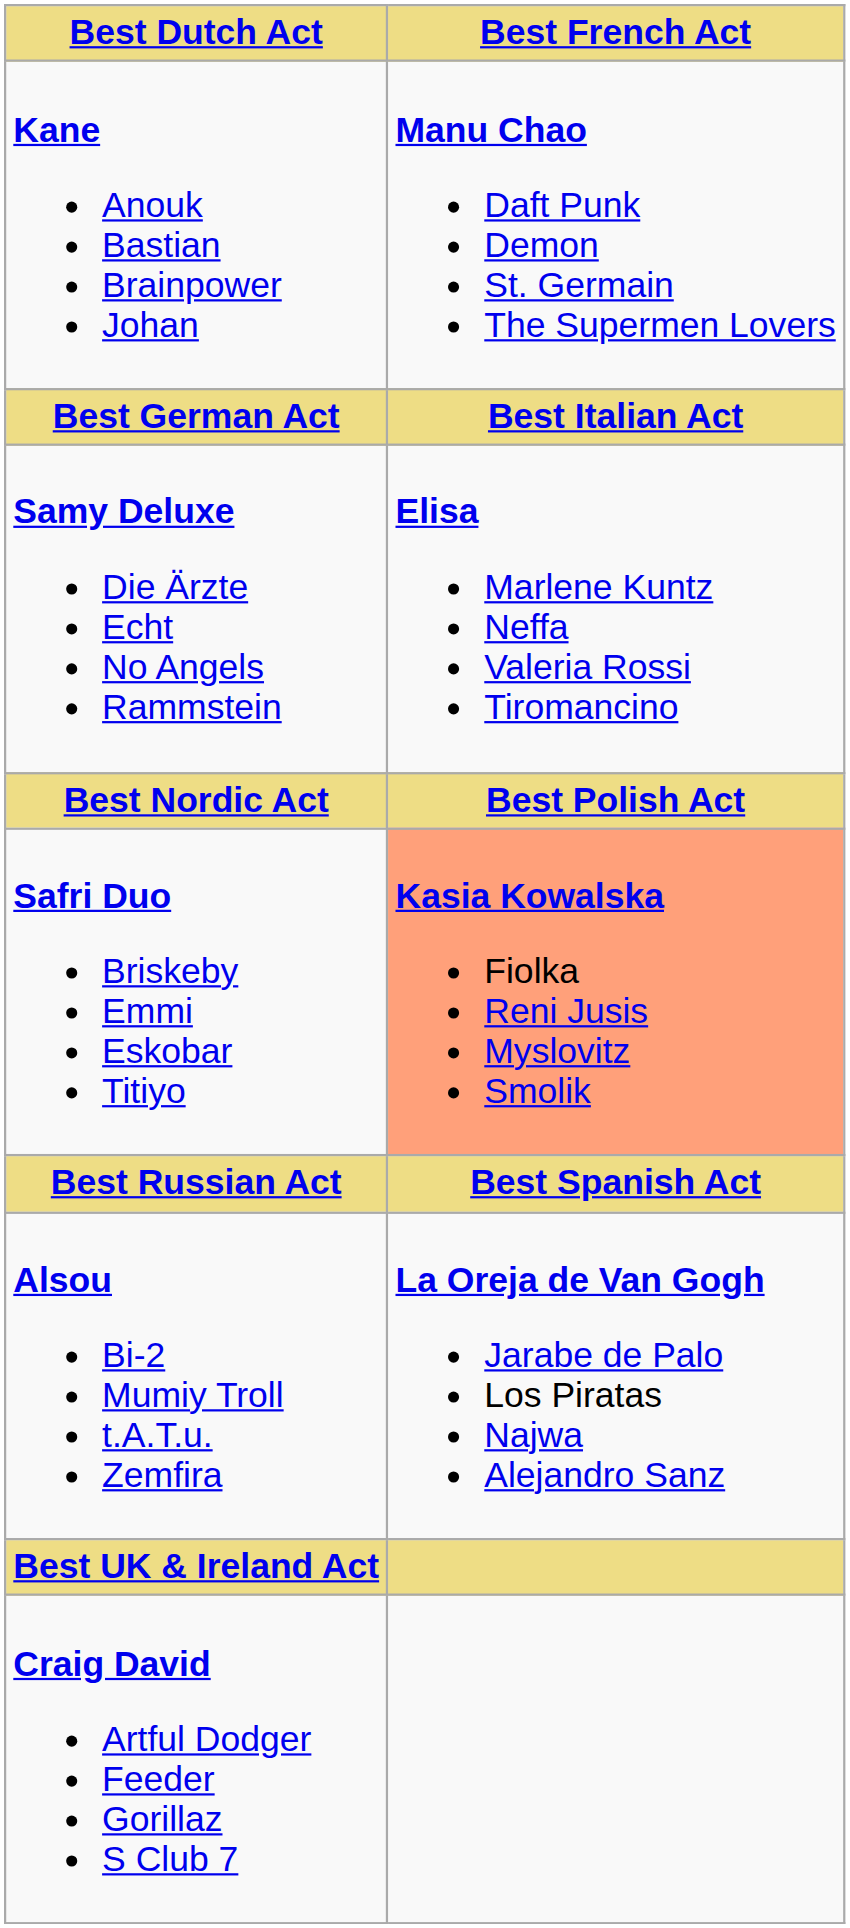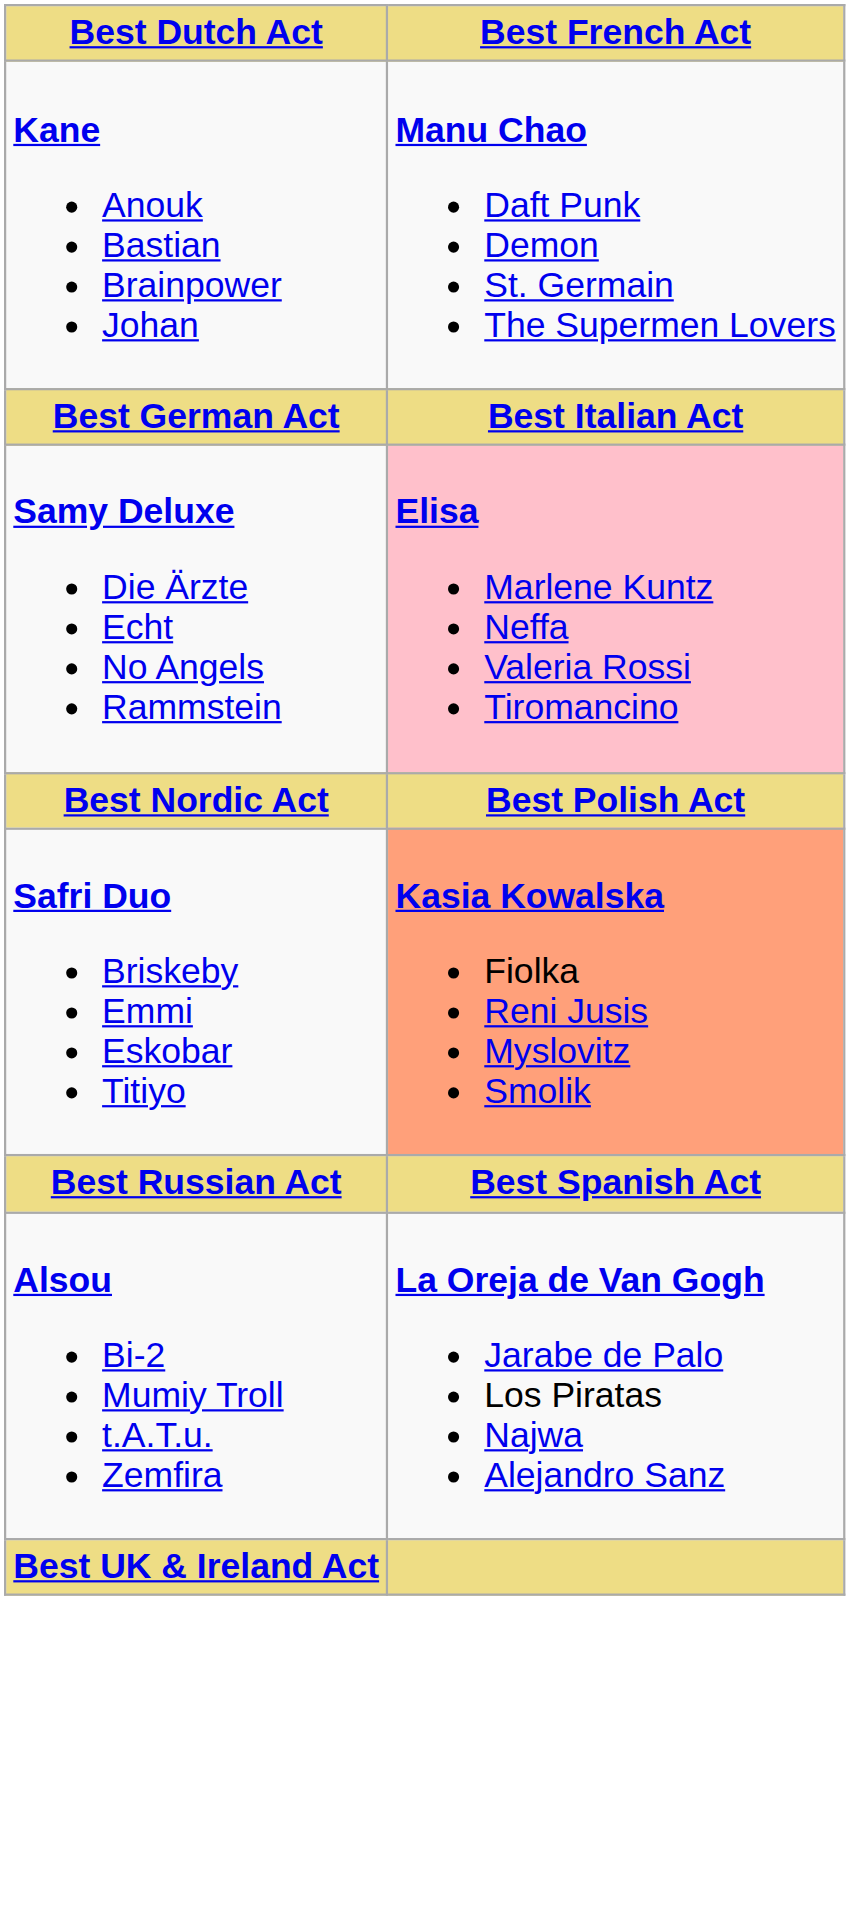(616, 611) no background -> (616, 611) pink background
- row: (196, 1761)
